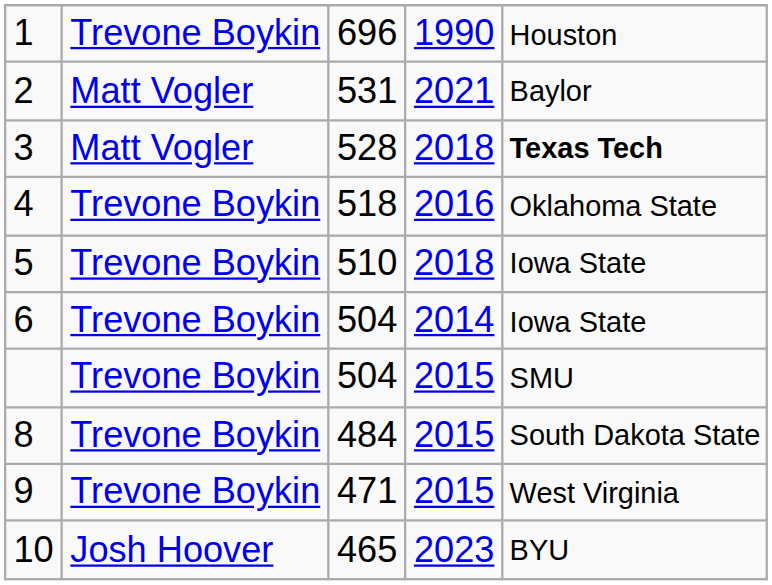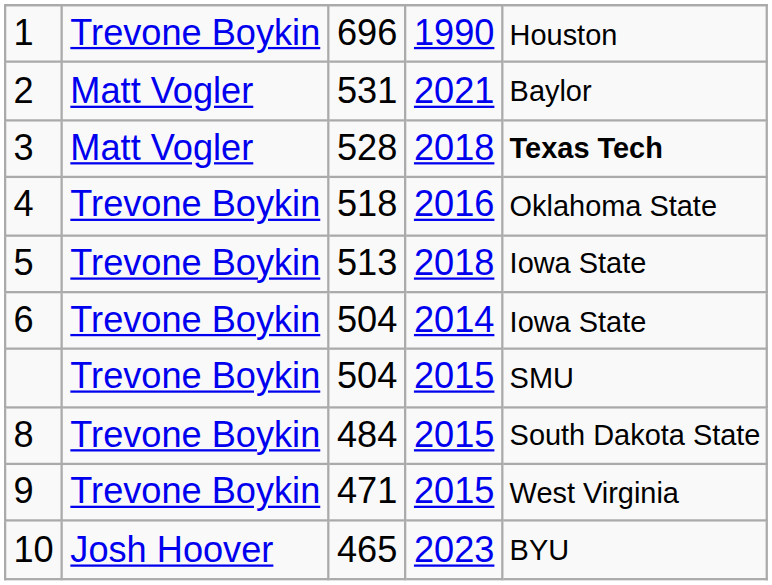(367, 262) 510 -> (367, 262) 513
